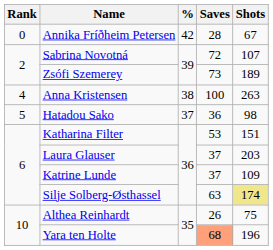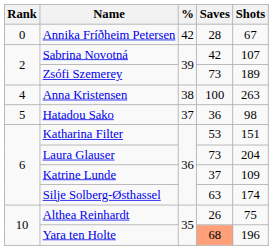(215, 54) 72 -> (215, 54) 42
(215, 154) 37 -> (215, 154) 73
(250, 154) 203 -> (250, 154) 204
(250, 194) khaki background -> (250, 194) no background
